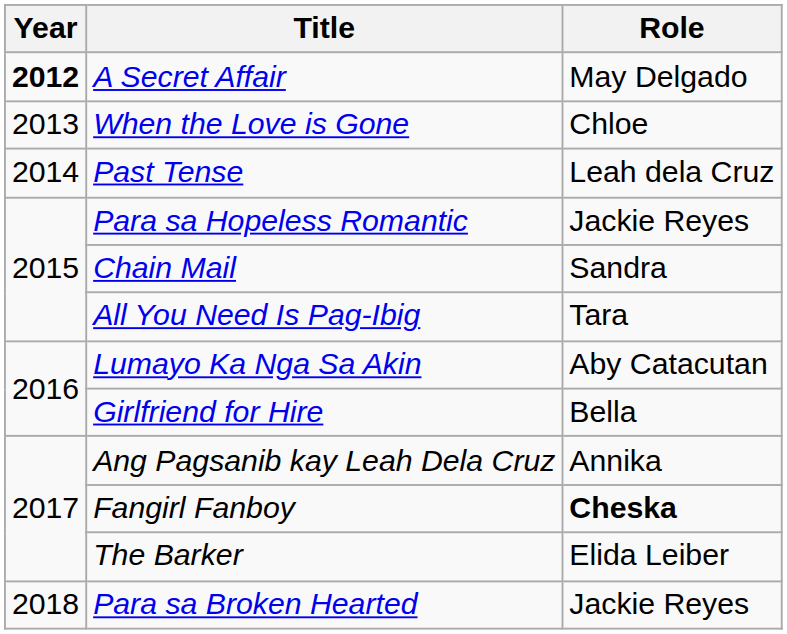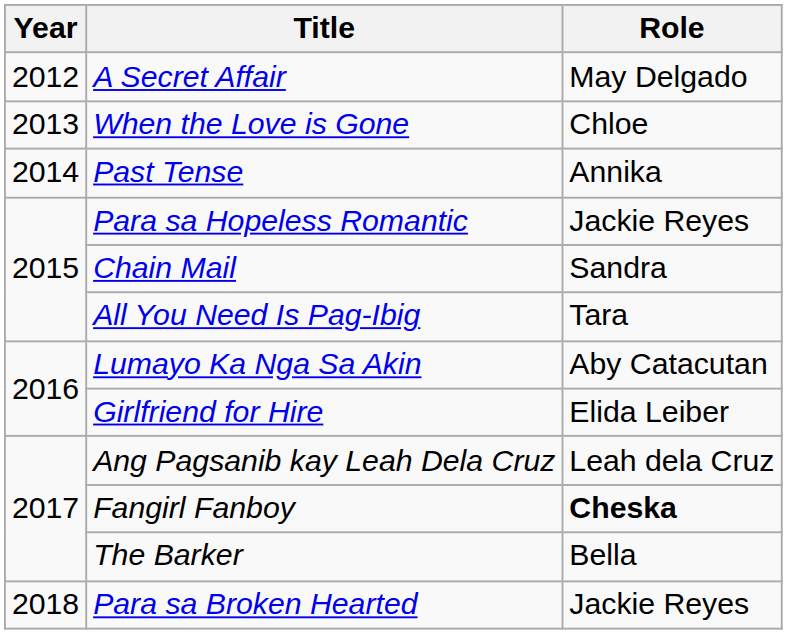(46, 76) bold -> (46, 76) normal
(672, 172) Leah dela Cruz -> (616, 172) Annika
(603, 412) Bella -> (649, 412) Elida Leiber
(616, 460) Annika -> (672, 460) Leah dela Cruz
(649, 556) Elida Leiber -> (603, 556) Bella
